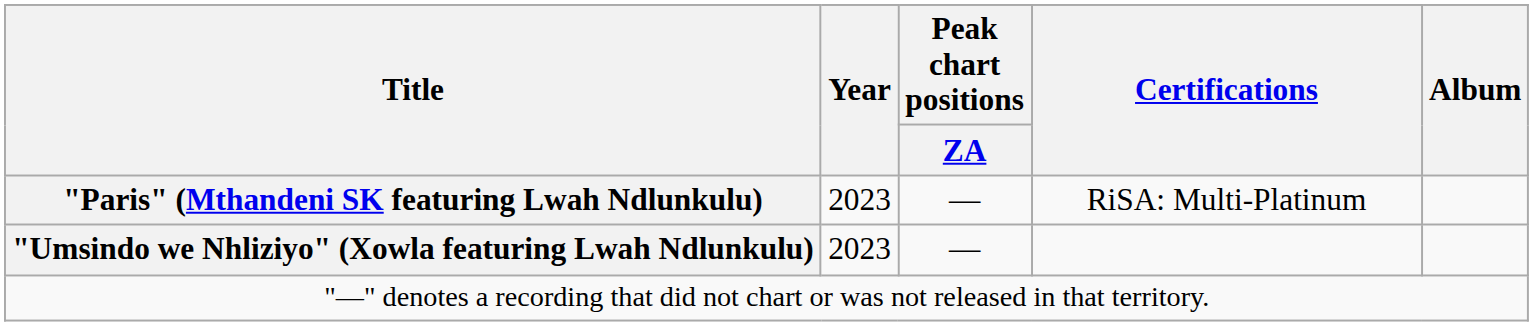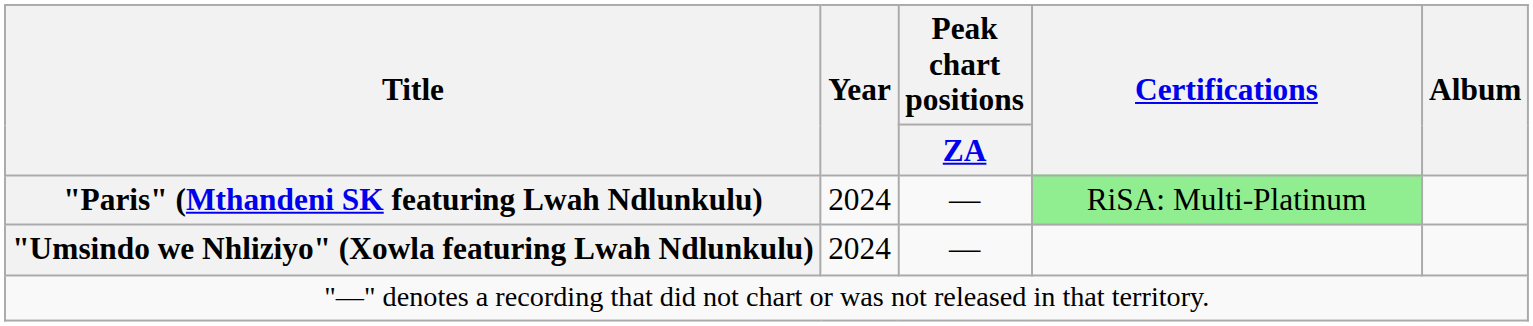(860, 199) 2023 -> (860, 199) 2024
(1226, 199) no background -> (1226, 199) lightgreen background
(860, 249) 2023 -> (860, 249) 2024
